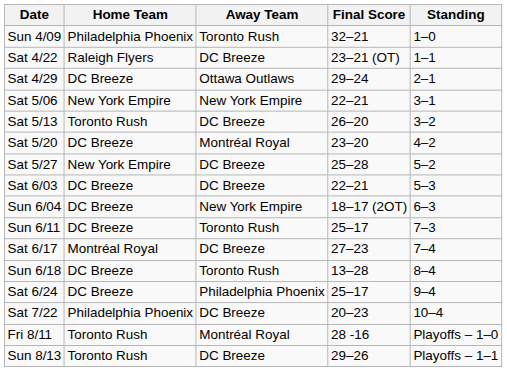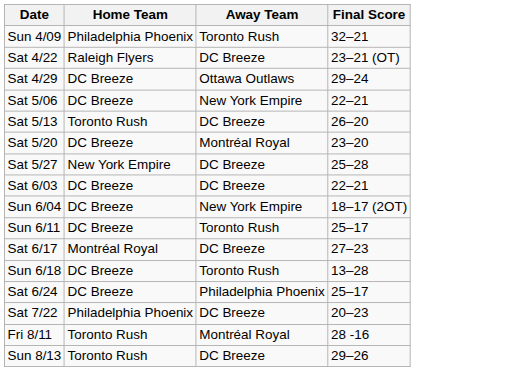- column: (456, 15)
(119, 100) New York Empire -> (100, 100) DC Breeze
